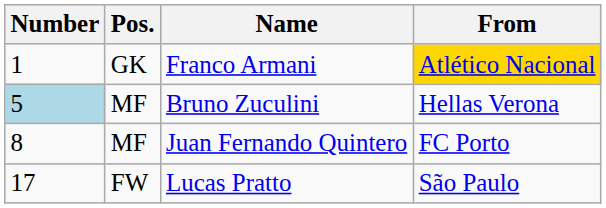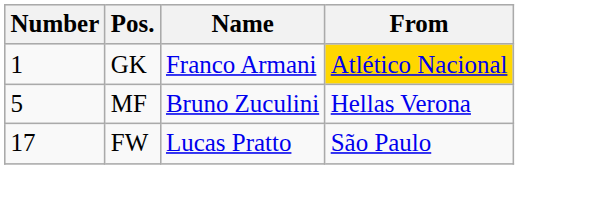(17, 103) lightblue background -> (17, 103) no background
- row: (287, 143)
